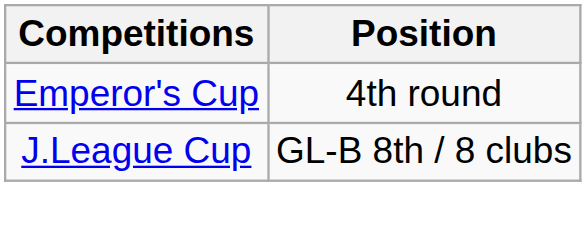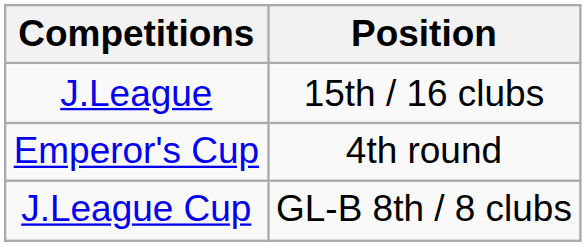+ row: (136, 92)
